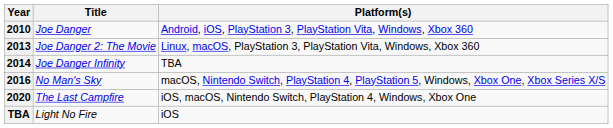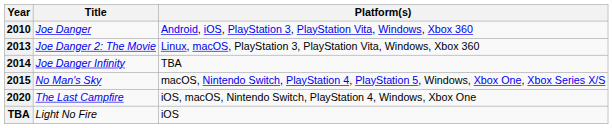(19, 81) 2016 -> (19, 81) 2015
